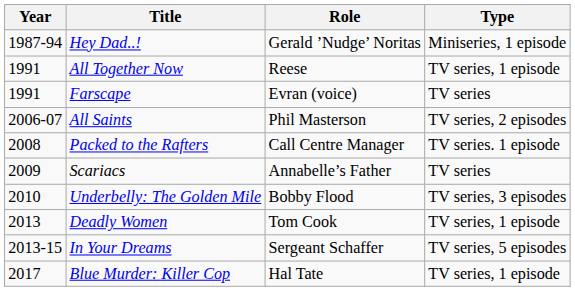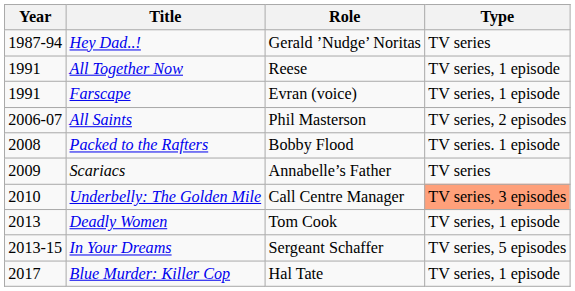(497, 42) Miniseries, 1 episode -> (459, 42) TV series
(459, 94) TV series -> (494, 94) TV series, 1 episode
(336, 145) Call Centre Manager -> (311, 145) Bobby Flood
(311, 196) Bobby Flood -> (336, 196) Call Centre Manager
(497, 196) no background -> (497, 196) lightsalmon background
